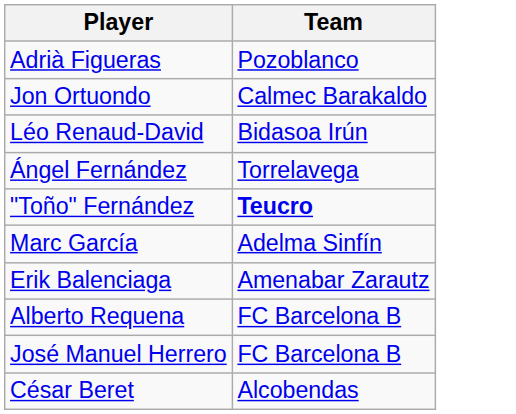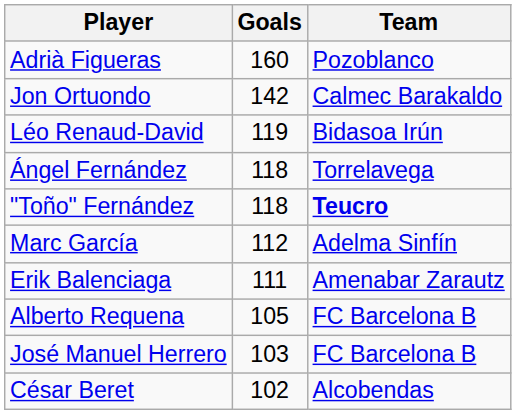+ column: (270, 22)
